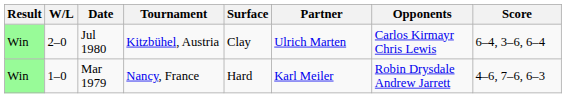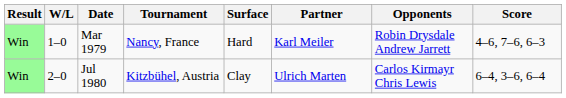rows swapped: (94, 75) <-> (94, 41)
